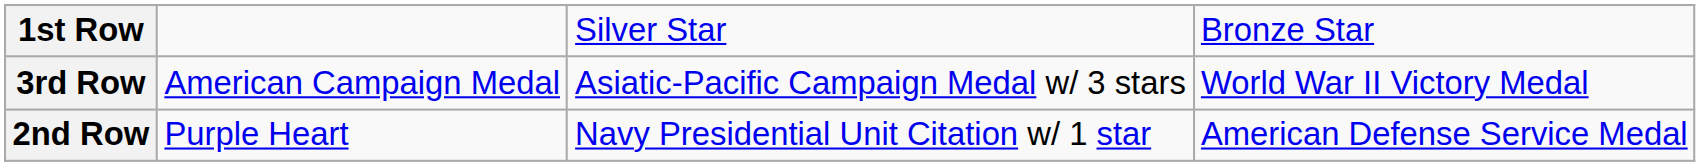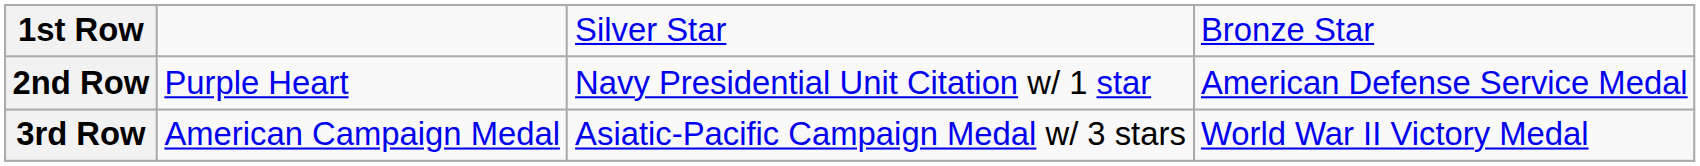rows swapped: (81, 134) <-> (81, 82)
